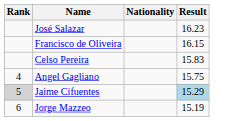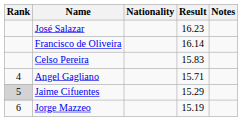+ column: (223, 12)
(193, 44) 16.15 -> (193, 44) 16.14
(193, 76) 15.75 -> (193, 76) 15.71
(193, 92) lightblue background -> (193, 92) no background
